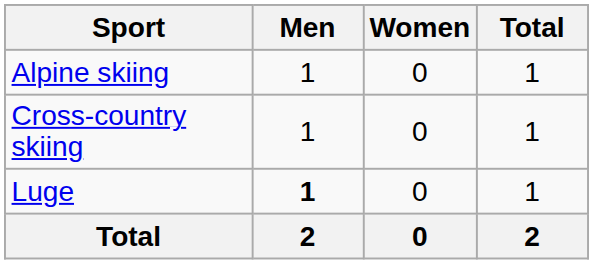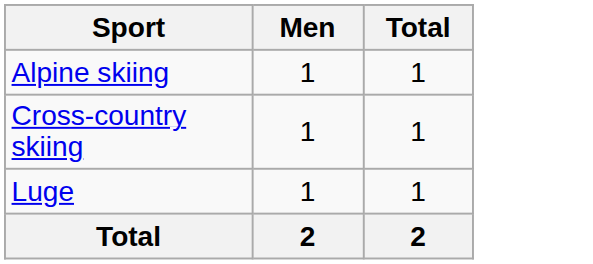- column: (420, 28)
(307, 192) bold -> (307, 192) normal
